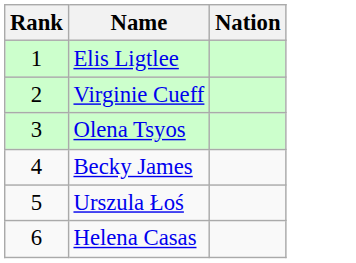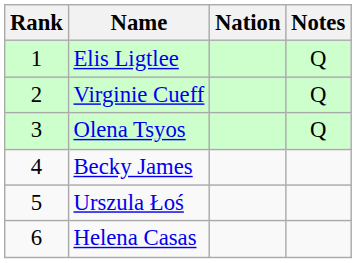+ column: (318, 22)
